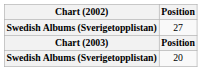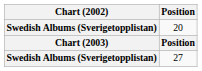rows swapped: (178, 27) <-> (178, 58)
